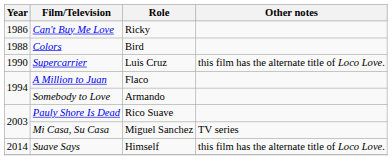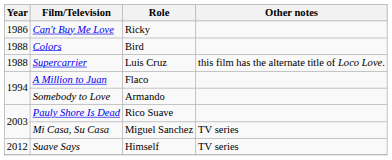(17, 63) 1990 -> (17, 63) 1988
(17, 146) 2014 -> (17, 146) 2012
(292, 146) this film has the alternate title of Loco Love. -> (218, 146) TV series
